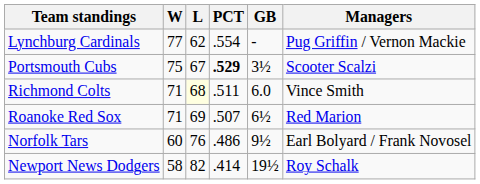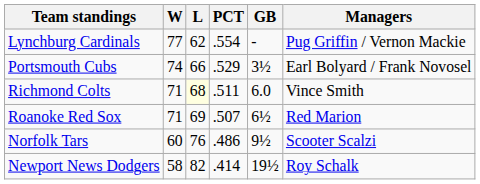(175, 66) 75 -> (175, 66) 74
(198, 66) 67 -> (198, 66) 66
(226, 66) bold -> (226, 66) normal
(331, 66) Scooter Scalzi -> (379, 66) Earl Bolyard / Frank Novosel
(379, 141) Earl Bolyard / Frank Novosel -> (331, 141) Scooter Scalzi
